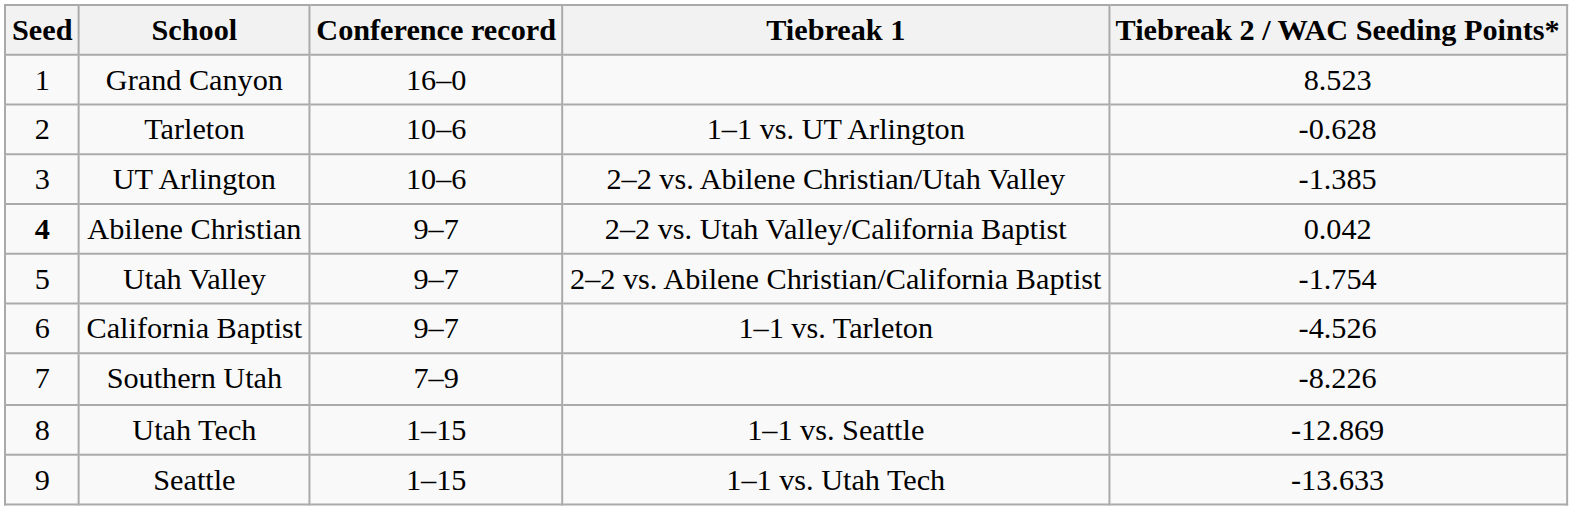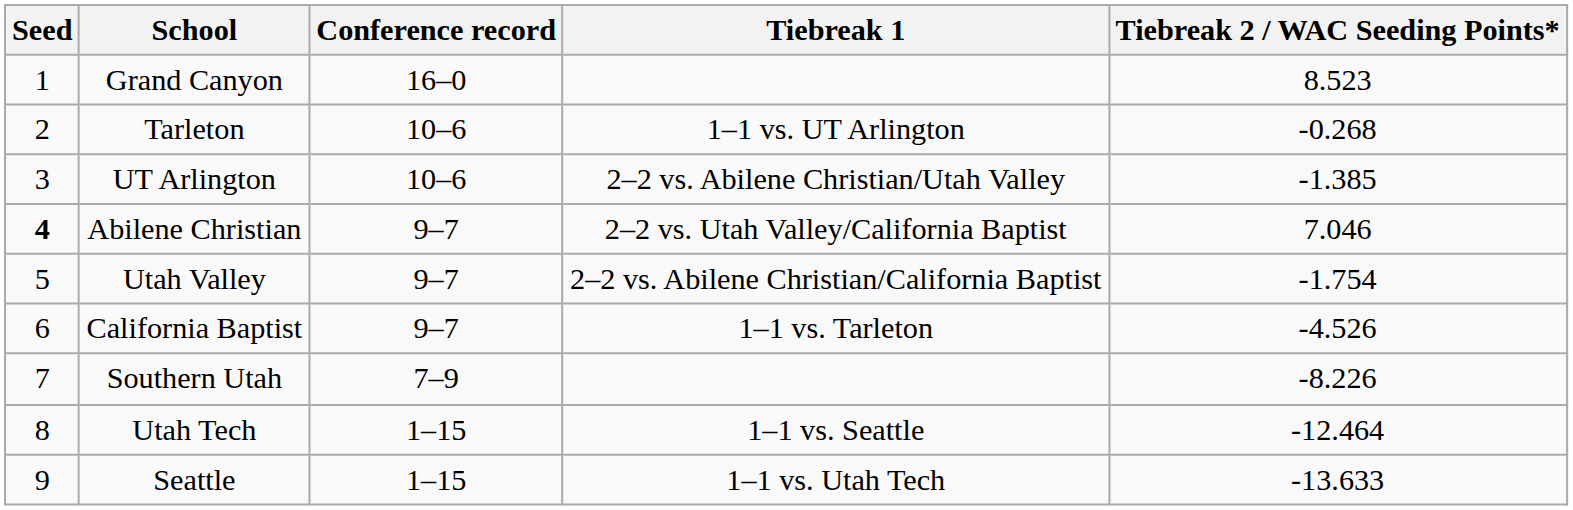(1338, 129) -0.628 -> (1338, 129) -0.268
(1338, 229) 0.042 -> (1338, 229) 7.046
(1338, 428) -12.869 -> (1338, 428) -12.464
